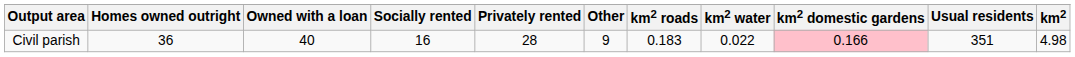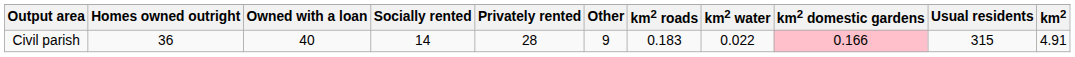(423, 40) 16 -> (423, 40) 14
(982, 40) 351 -> (982, 40) 315
(1053, 40) 4.98 -> (1053, 40) 4.91
